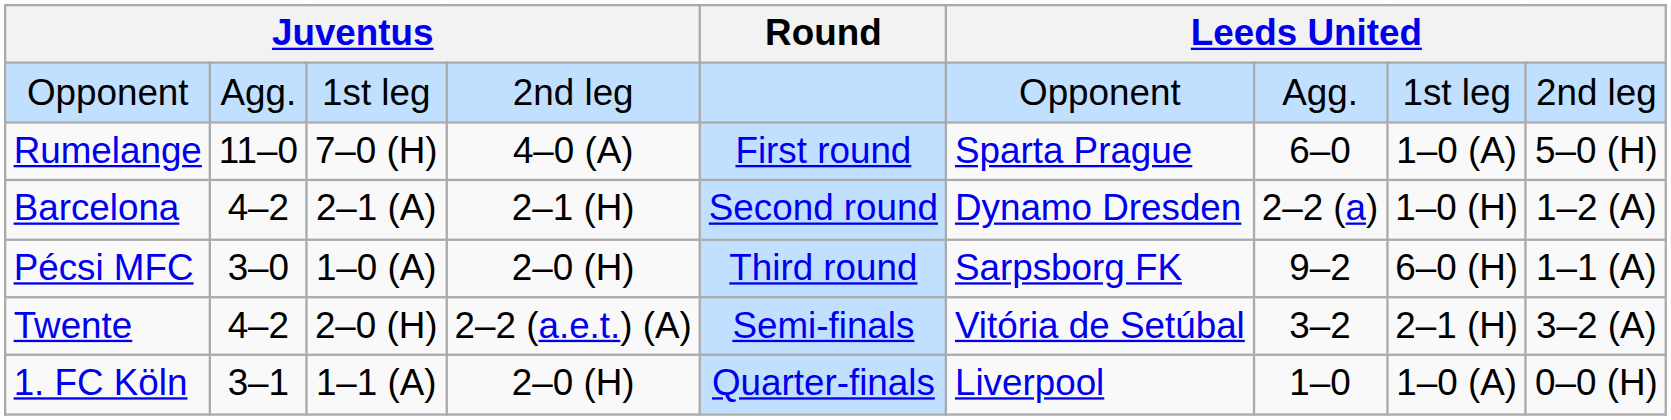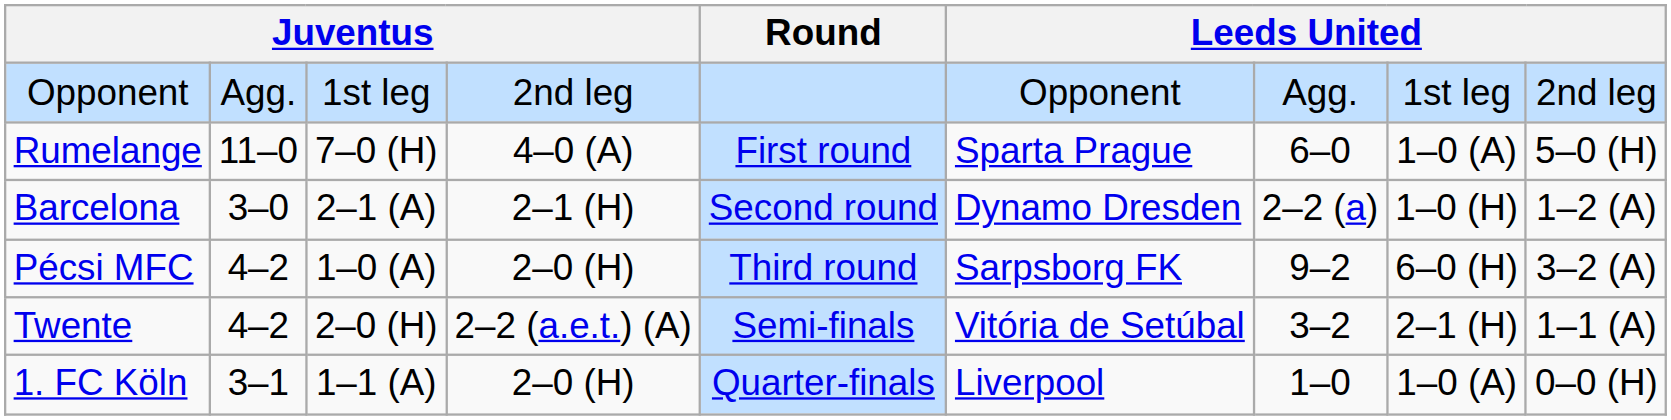(258, 208) 4–2 -> (258, 208) 3–0
(258, 267) 3–0 -> (258, 267) 4–2
(1596, 267) 1–1 (A) -> (1596, 267) 3–2 (A)
(1596, 325) 3–2 (A) -> (1596, 325) 1–1 (A)
